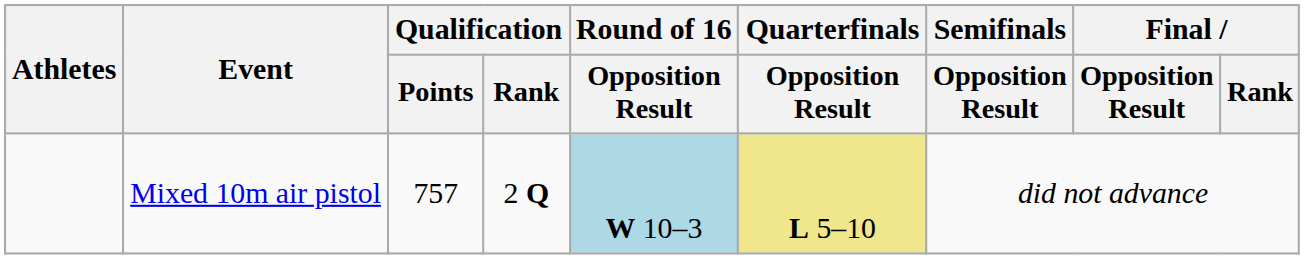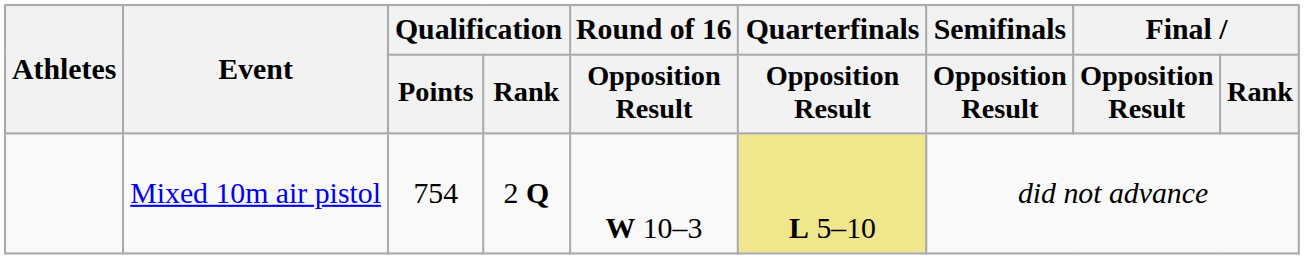(436, 193) 757 -> (436, 193) 754
(654, 228) lightblue background -> (654, 228) no background
